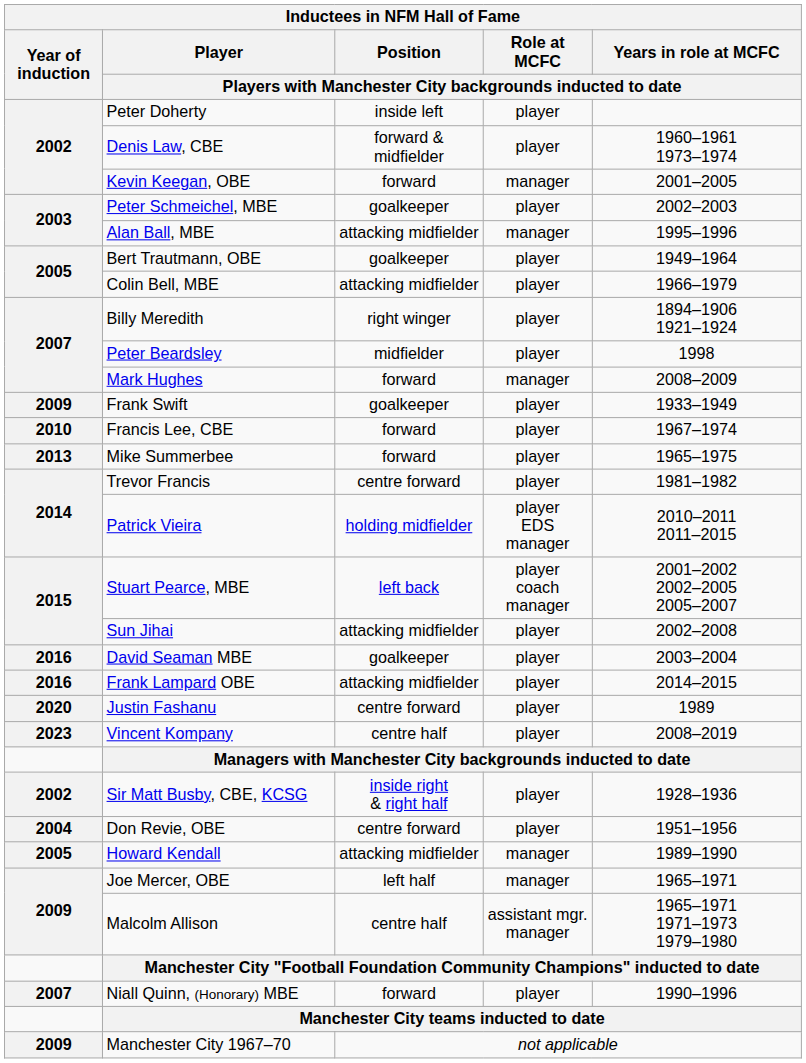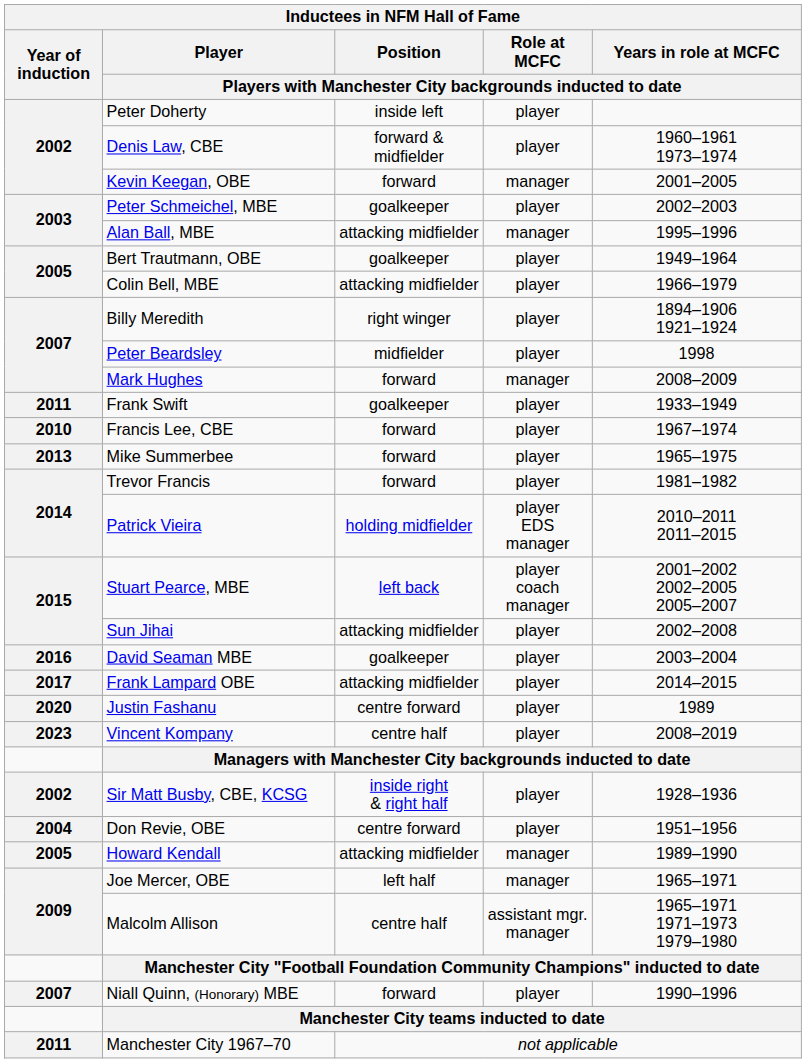(54, 405) 2009 -> (54, 405) 2011
(409, 481) centre forward -> (409, 481) forward
(54, 682) 2016 -> (54, 682) 2017
(54, 1044) 2009 -> (54, 1044) 2011
